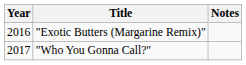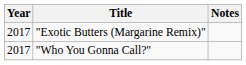(19, 32) 2016 -> (19, 32) 2017
